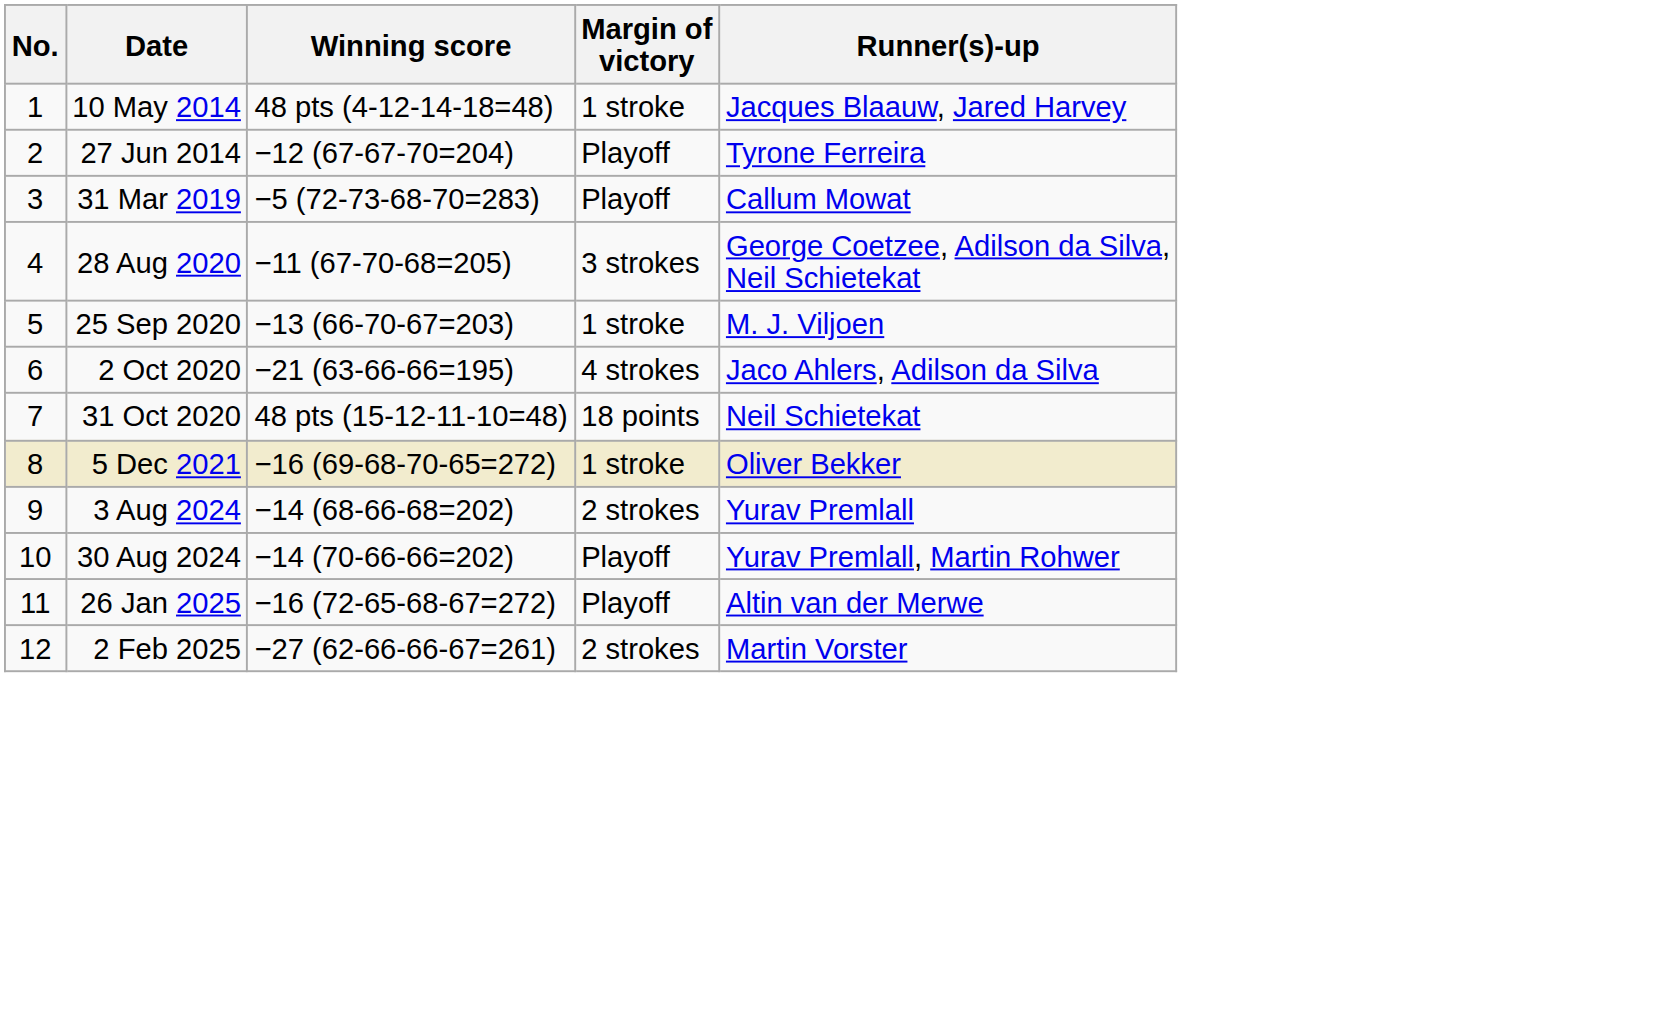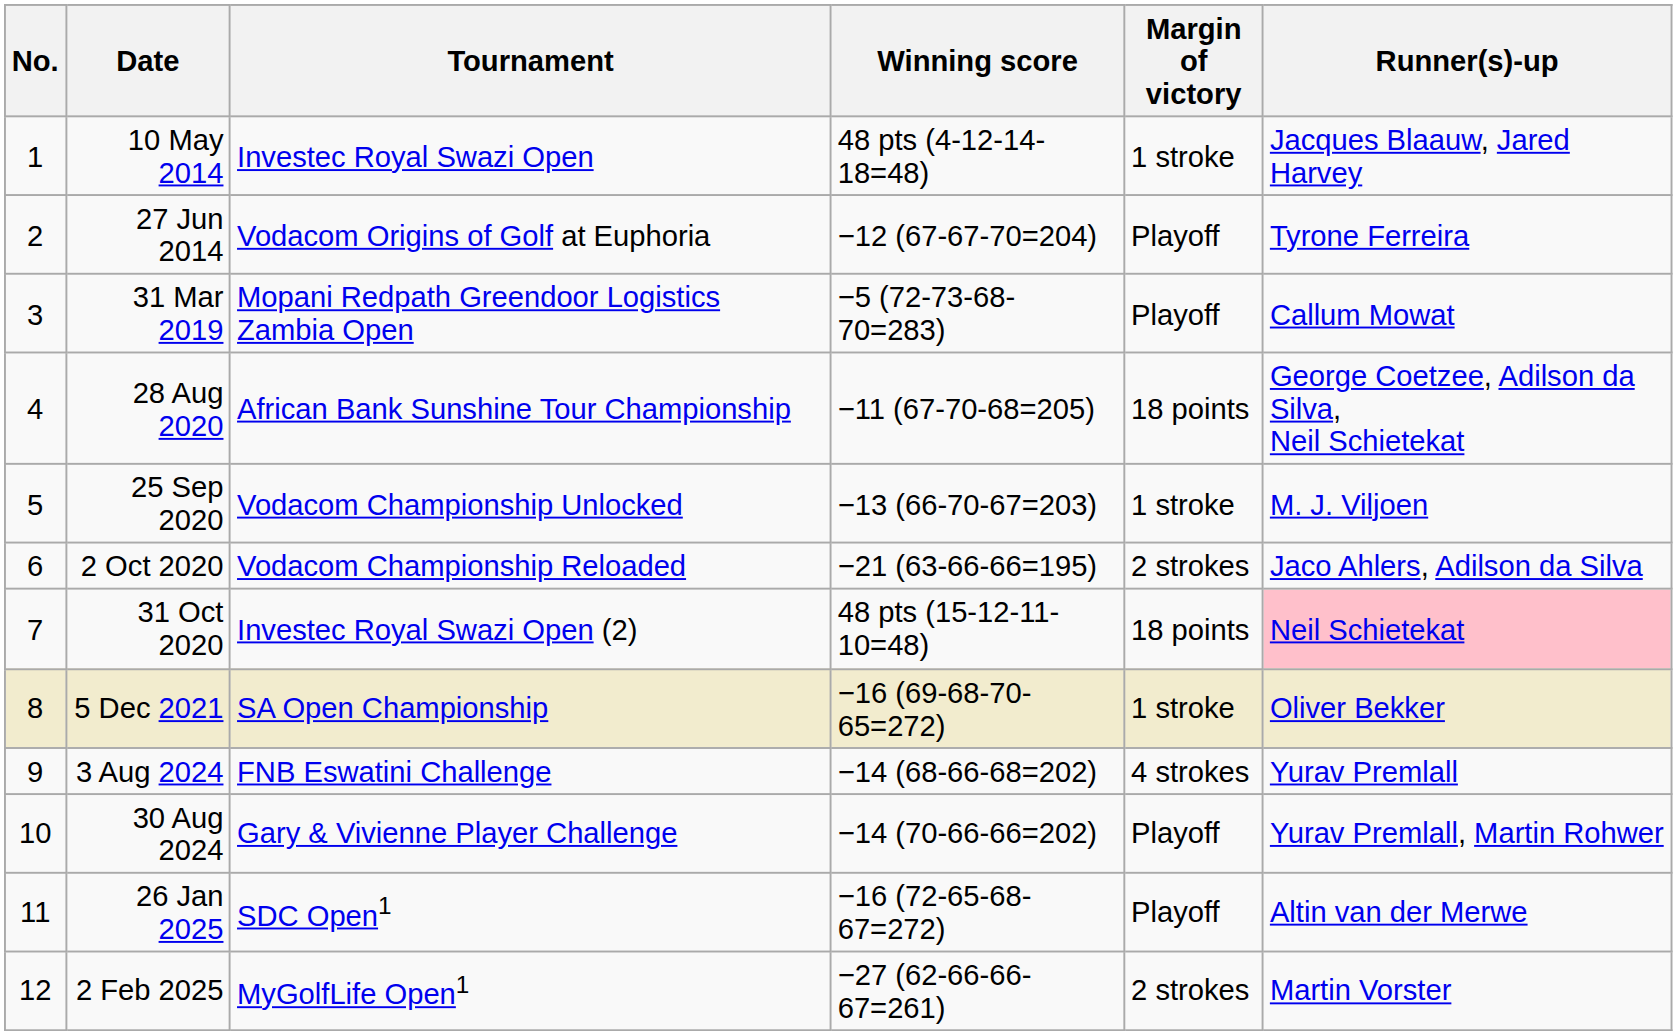+ column: (531, 61)
(640, 262) 3 strokes -> (1190, 409) 18 points
(640, 371) 4 strokes -> (1190, 567) 2 strokes
(823, 417) no background -> (1367, 629) pink background
(640, 509) 2 strokes -> (1190, 770) 4 strokes
